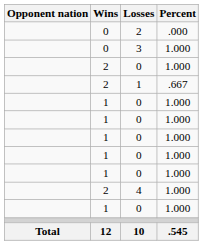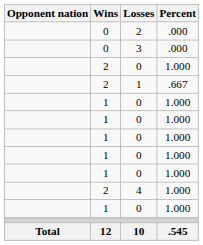(178, 48) 1.000 -> (178, 48) .000
